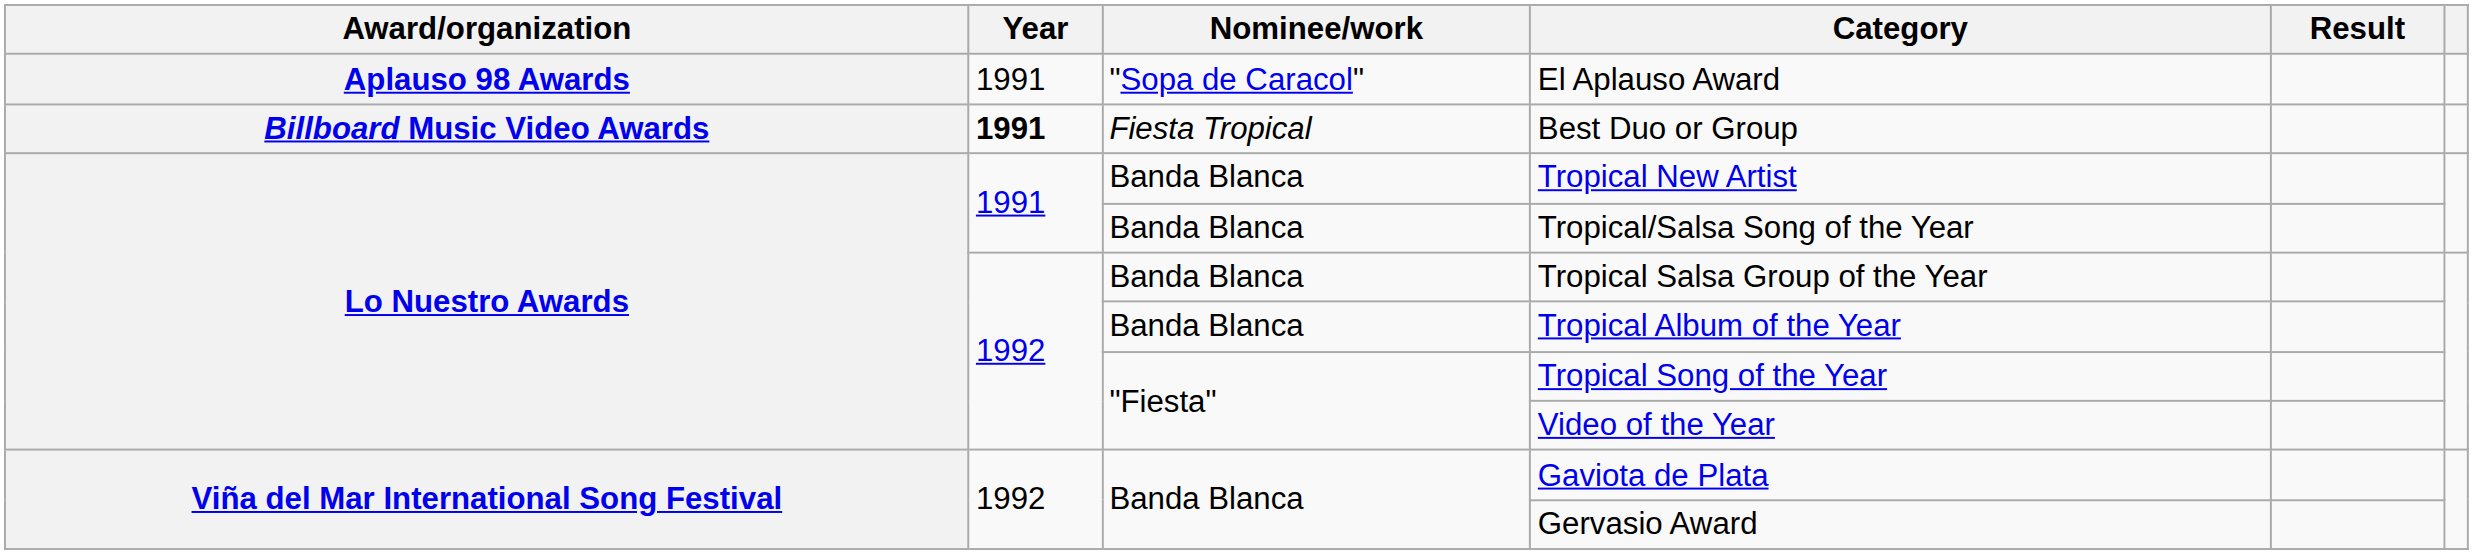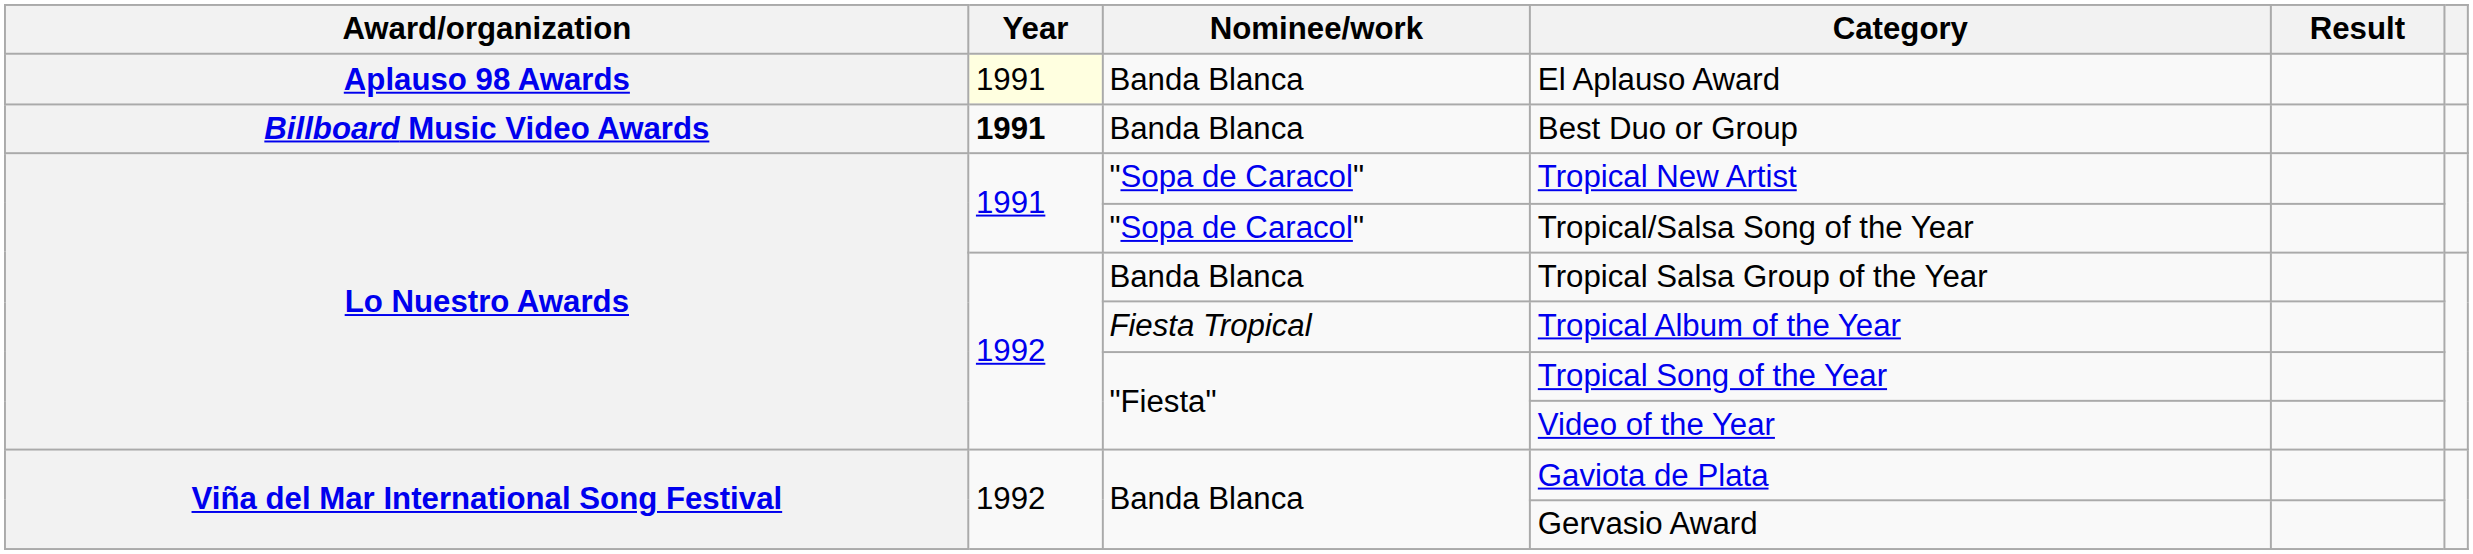(1011, 78) no background -> (1011, 78) lightyellow background
(1237, 78) "Sopa de Caracol" -> (1207, 78) Banda Blanca
(1211, 128) Fiesta Tropical -> (1207, 128) Banda Blanca
(1207, 177) Banda Blanca -> (1237, 177) "Sopa de Caracol"
(1207, 227) Banda Blanca -> (1237, 227) "Sopa de Caracol"
(1207, 326) Banda Blanca -> (1211, 326) Fiesta Tropical
